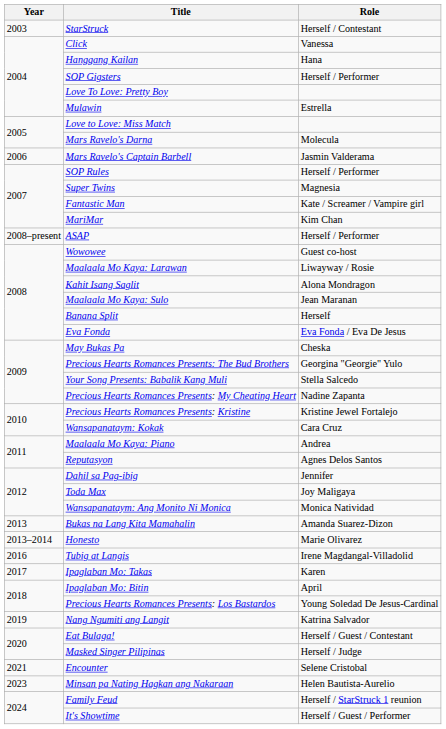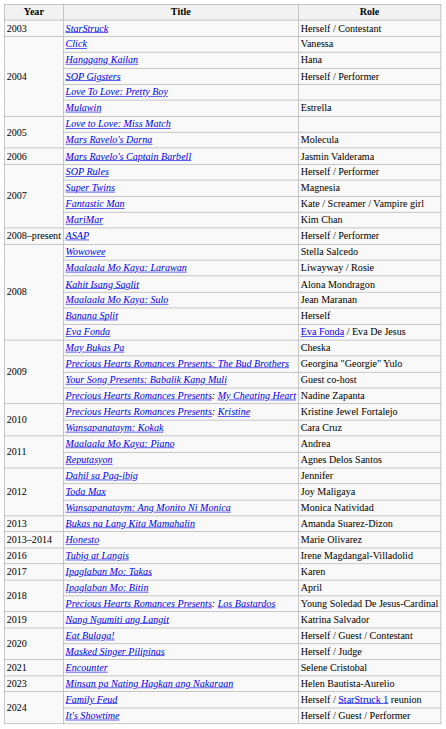(329, 252) Guest co-host -> (329, 252) Stella Salcedo
(329, 380) Stella Salcedo -> (329, 380) Guest co-host
